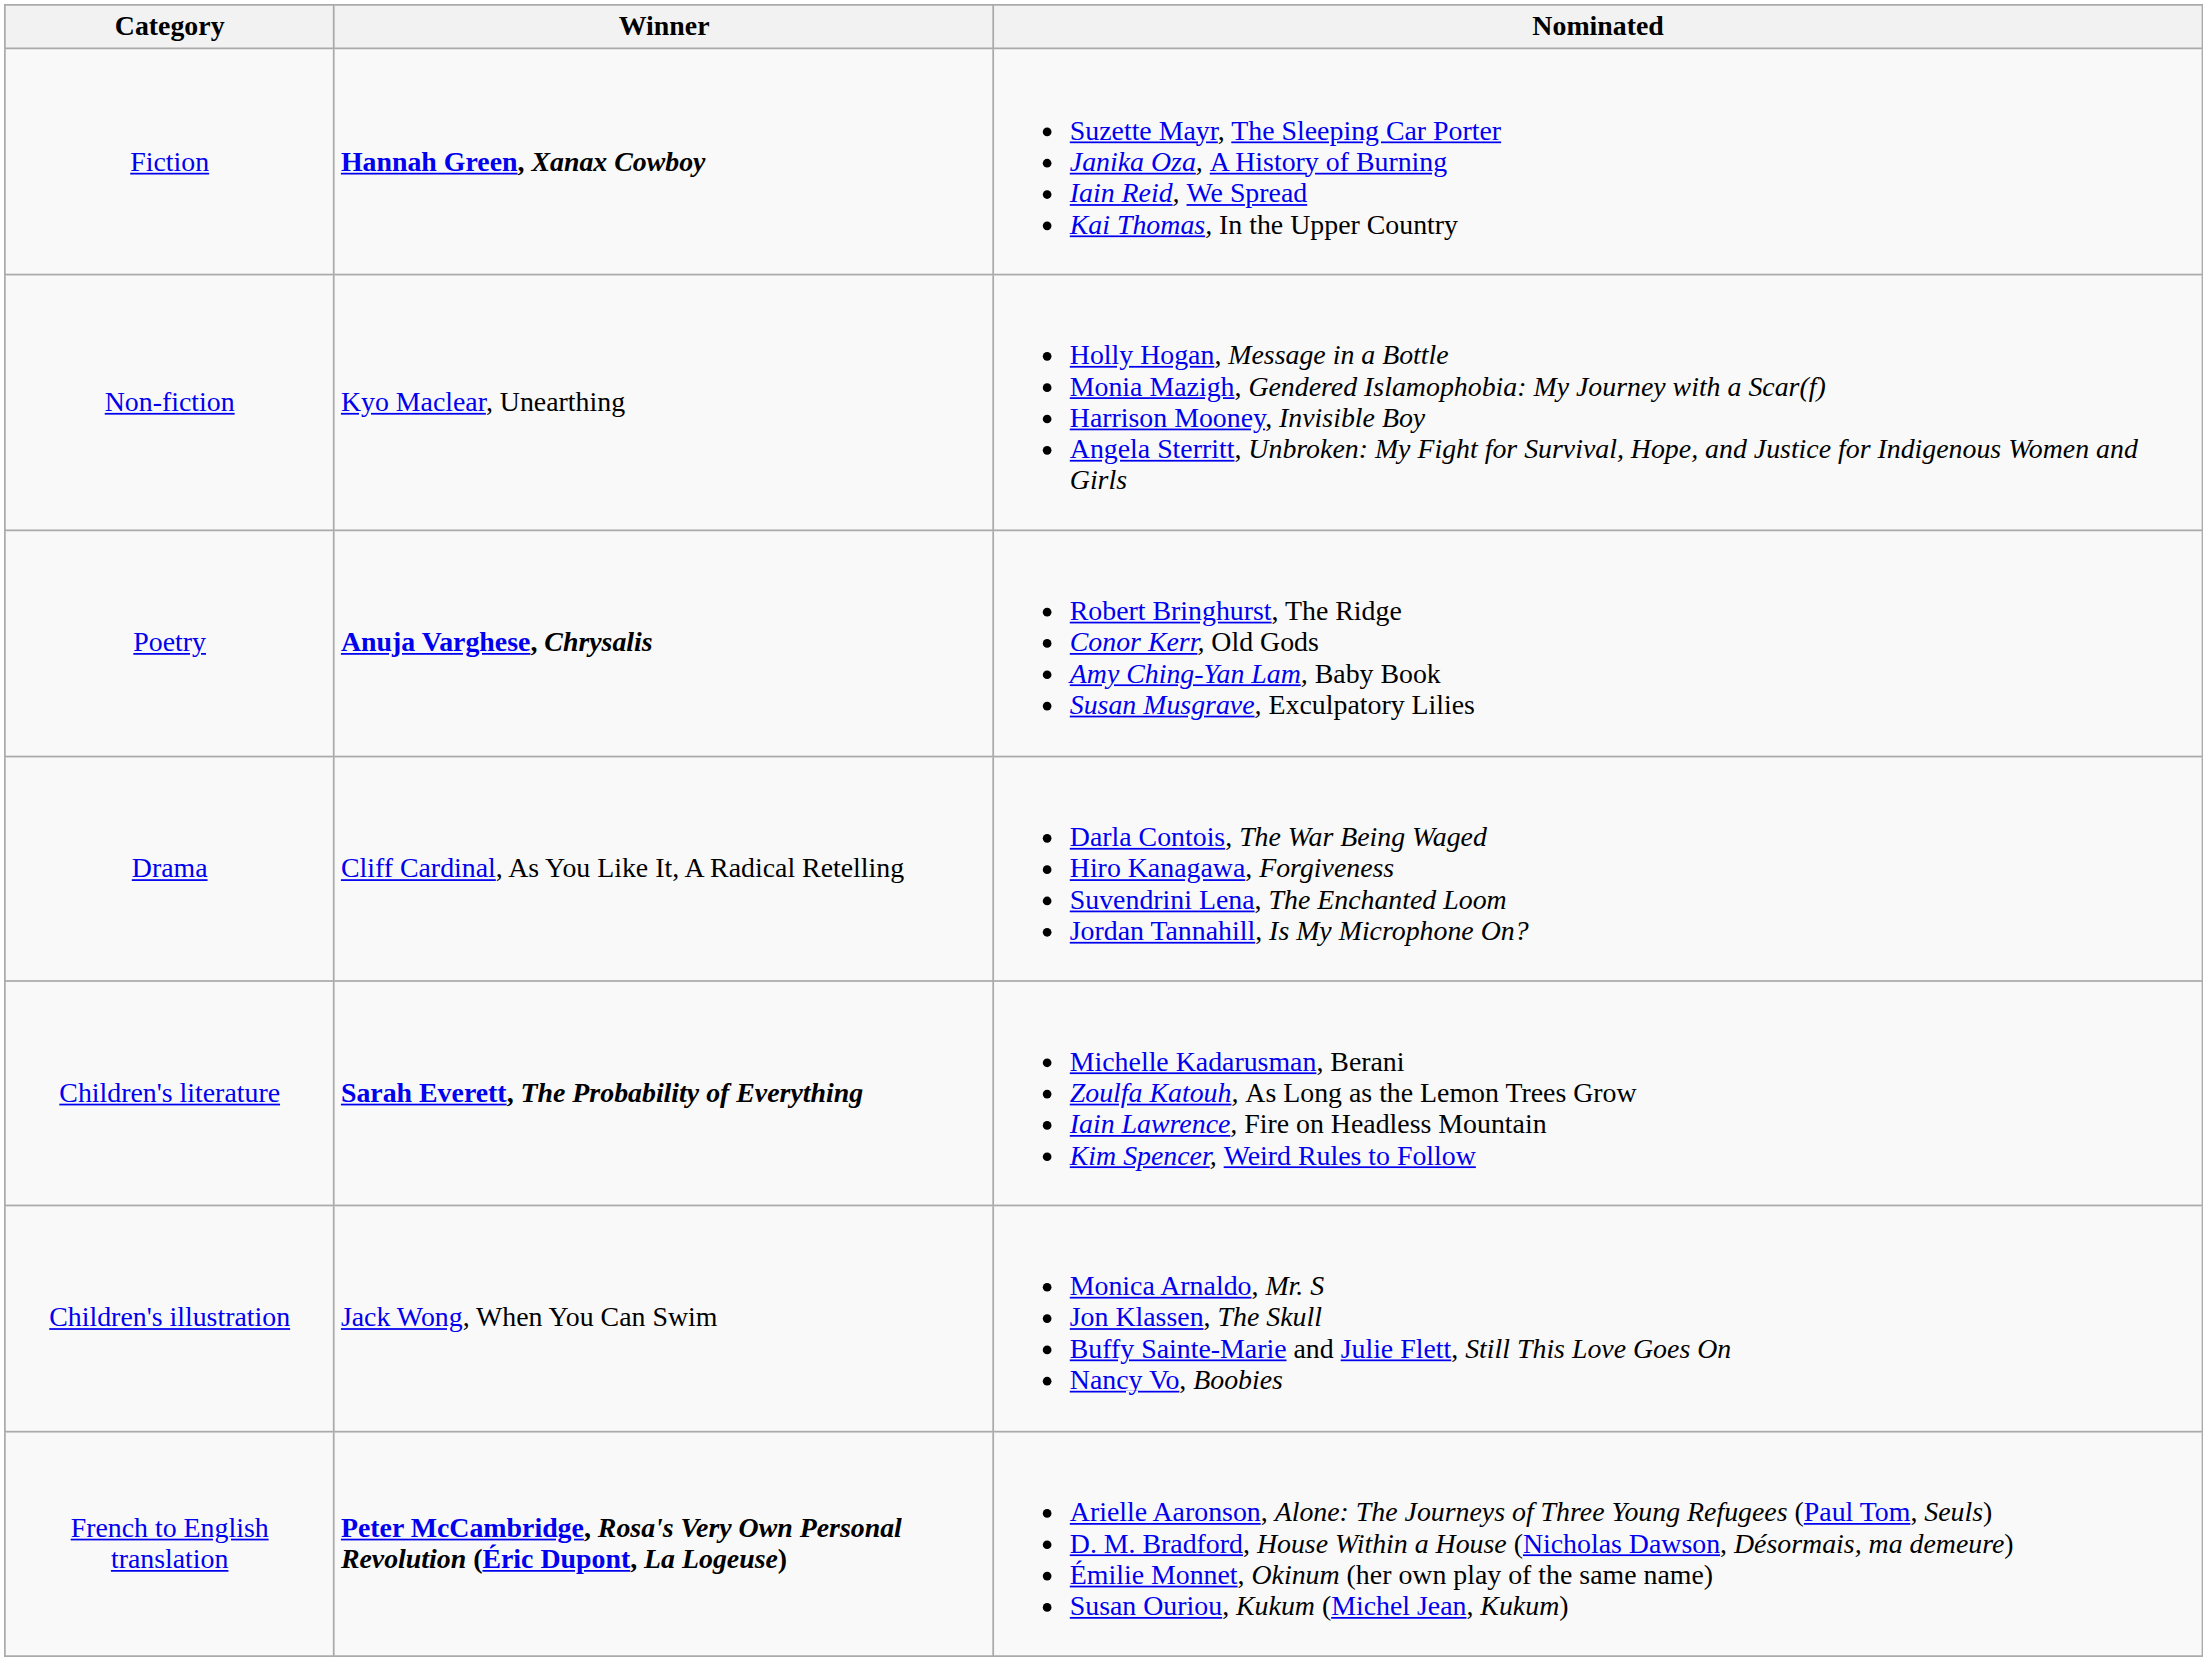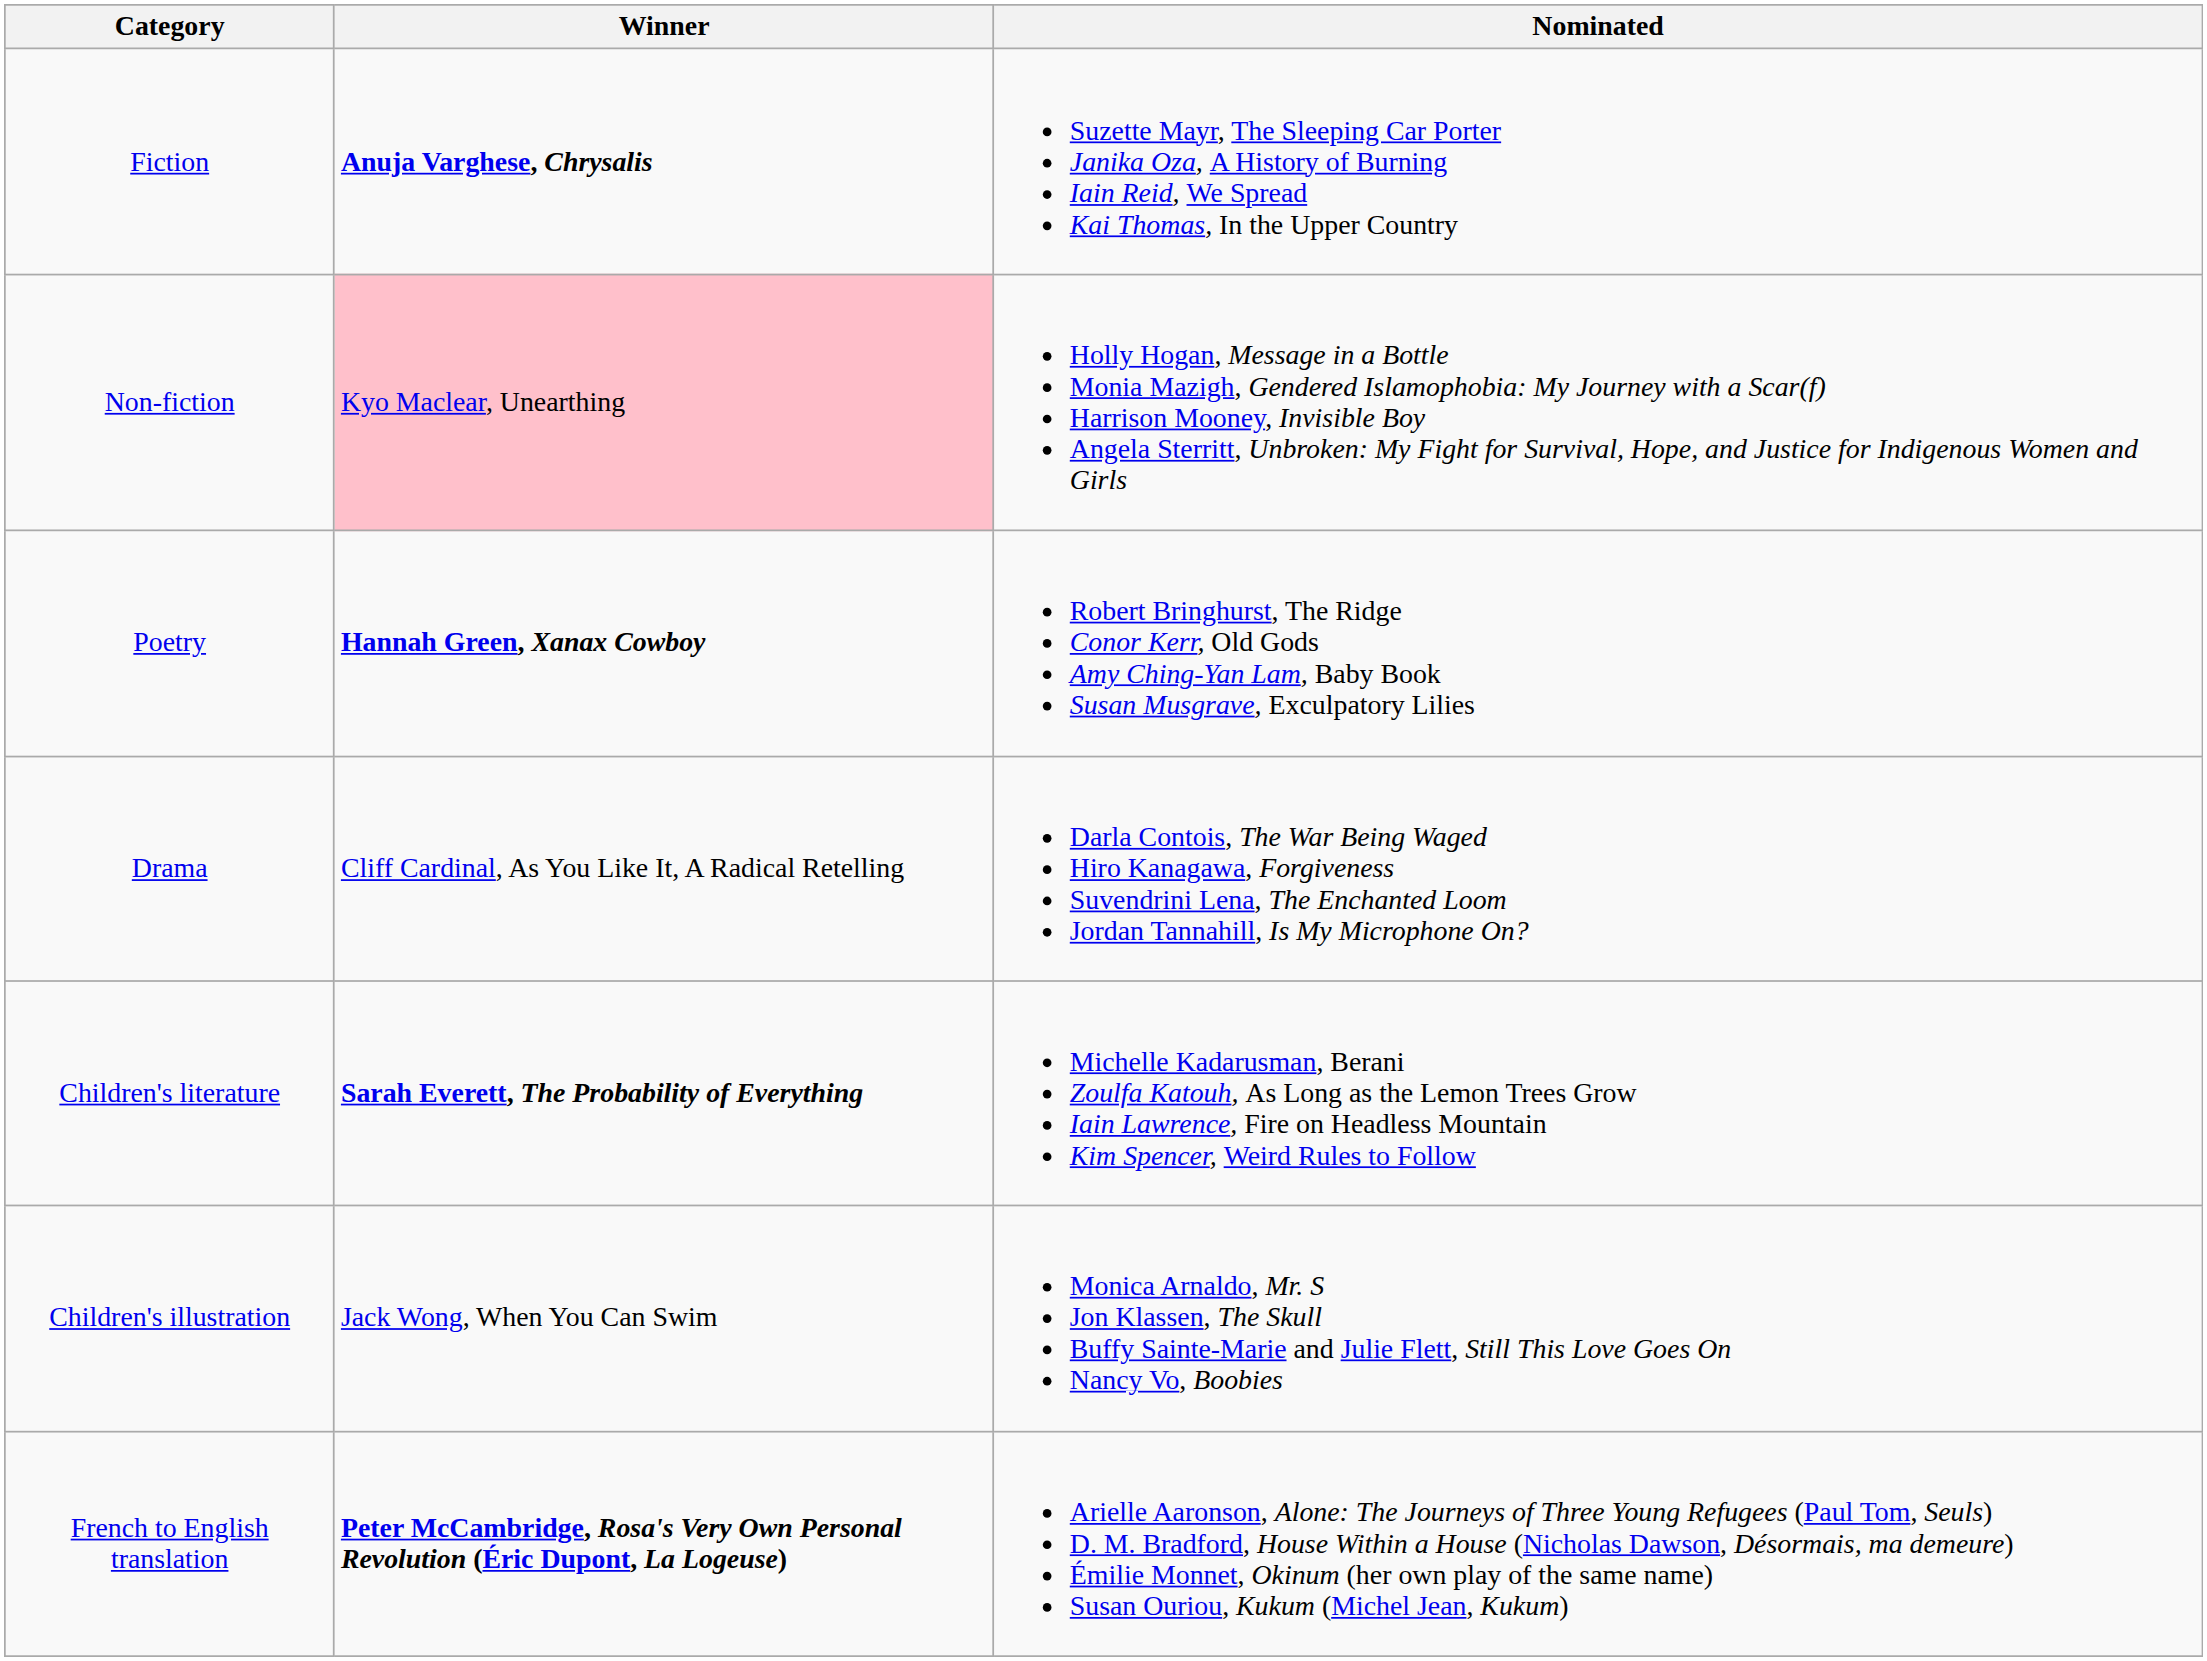(523, 161) Hannah Green, Xanax Cowboy -> (497, 161) Anuja Varghese, Chrysalis
(483, 401) no background -> (483, 401) pink background
(497, 642) Anuja Varghese, Chrysalis -> (523, 642) Hannah Green, Xanax Cowboy
